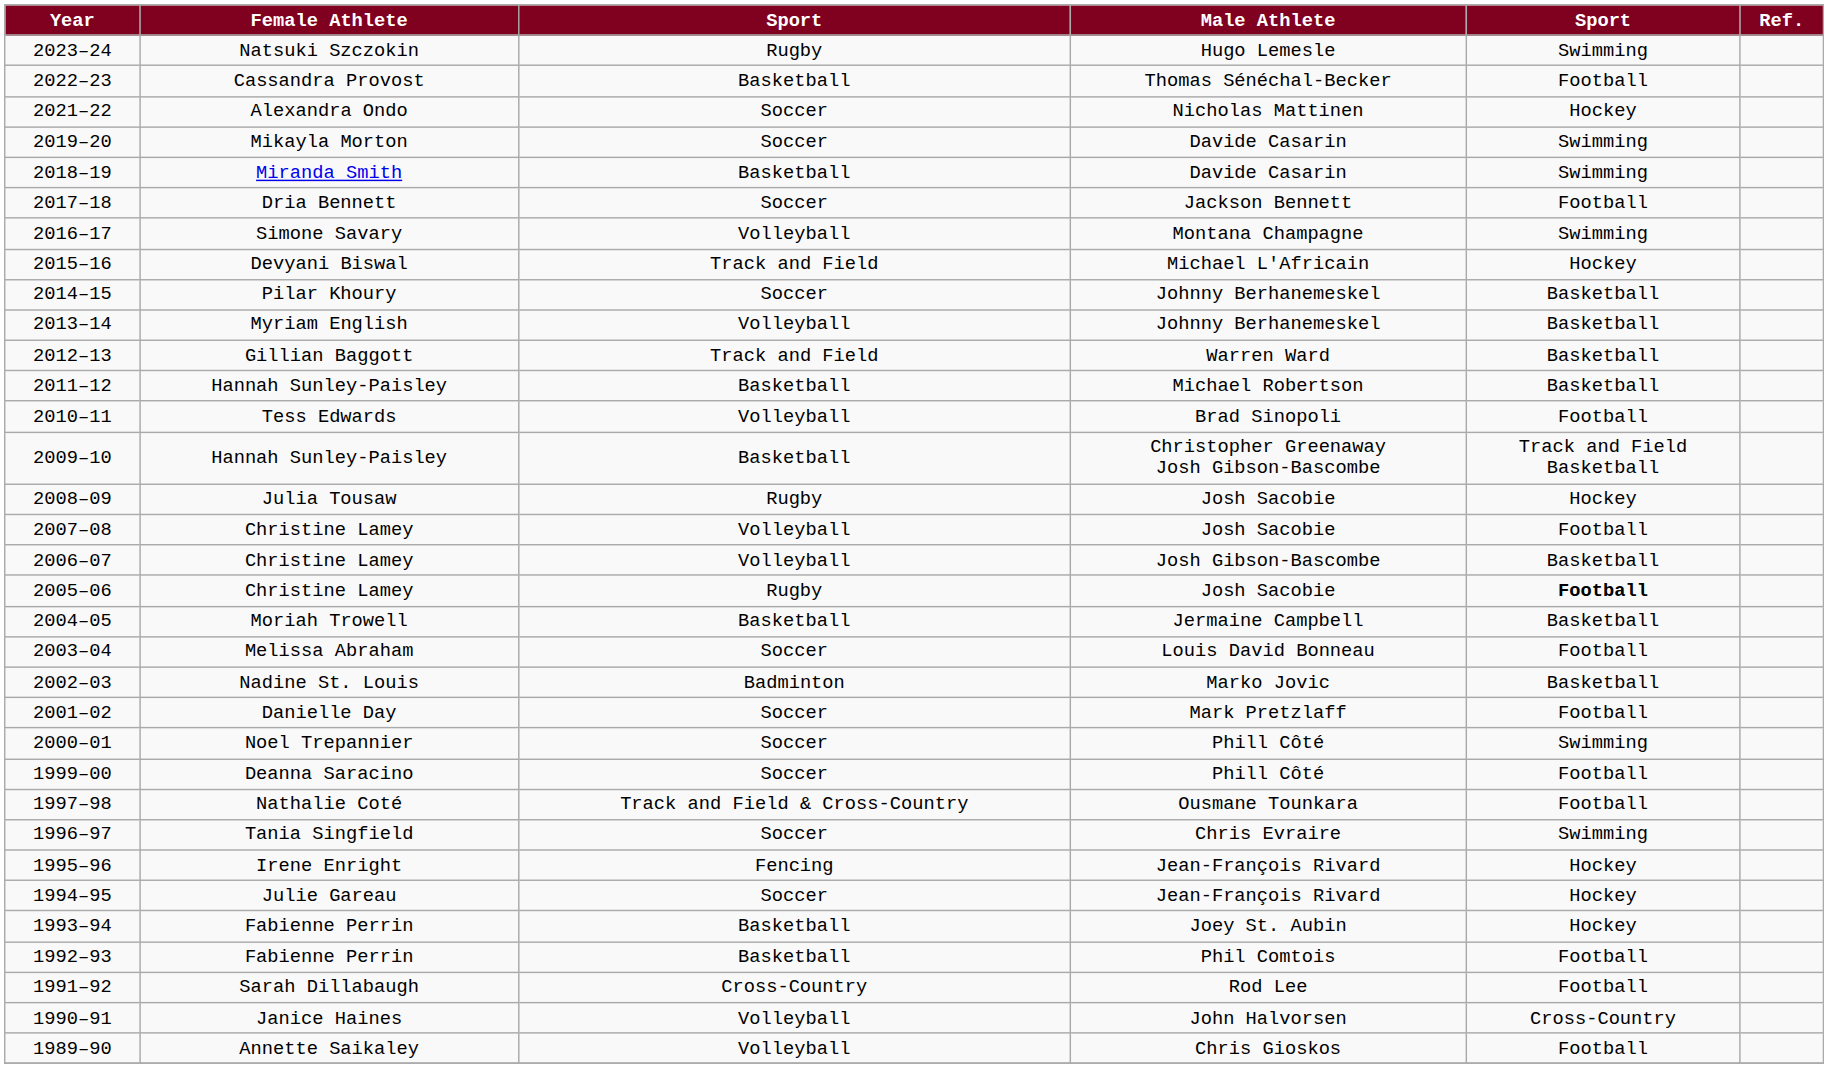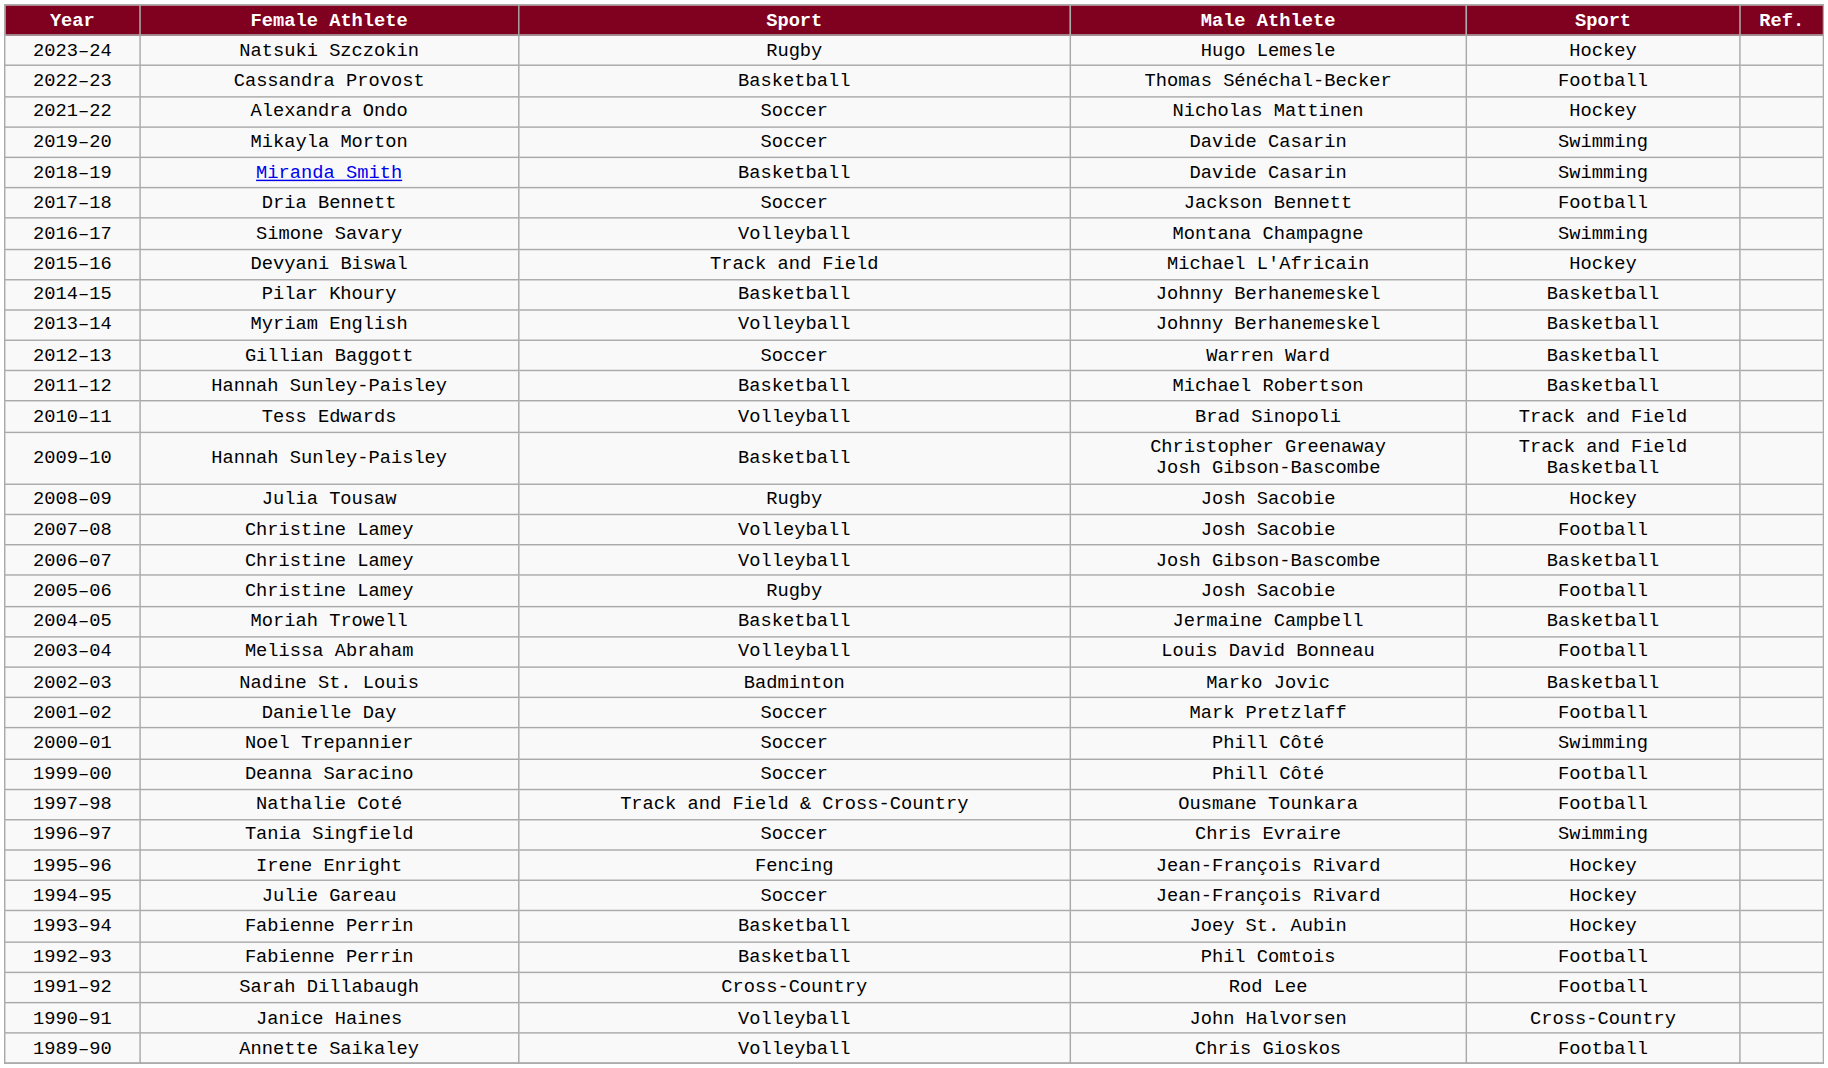(1603, 50) Swimming -> (1603, 50) Hockey
(794, 295) Soccer -> (794, 295) Basketball
(794, 356) Track and Field -> (794, 356) Soccer
(1603, 417) Football -> (1603, 417) Track and Field
(1603, 591) bold -> (1603, 591) normal
(794, 652) Soccer -> (794, 652) Volleyball
